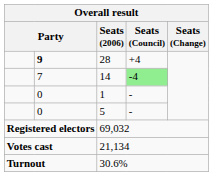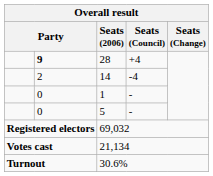(40, 77) 7 -> (40, 77) 2
(133, 77) lightgreen background -> (133, 77) no background
